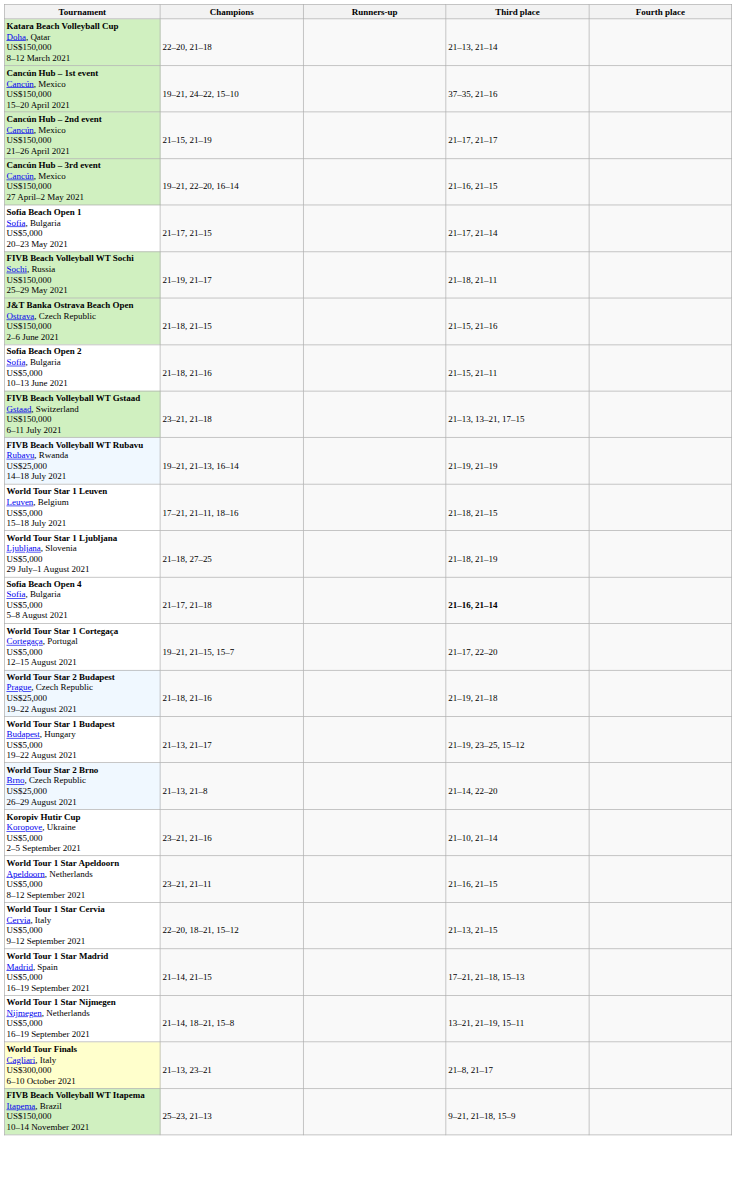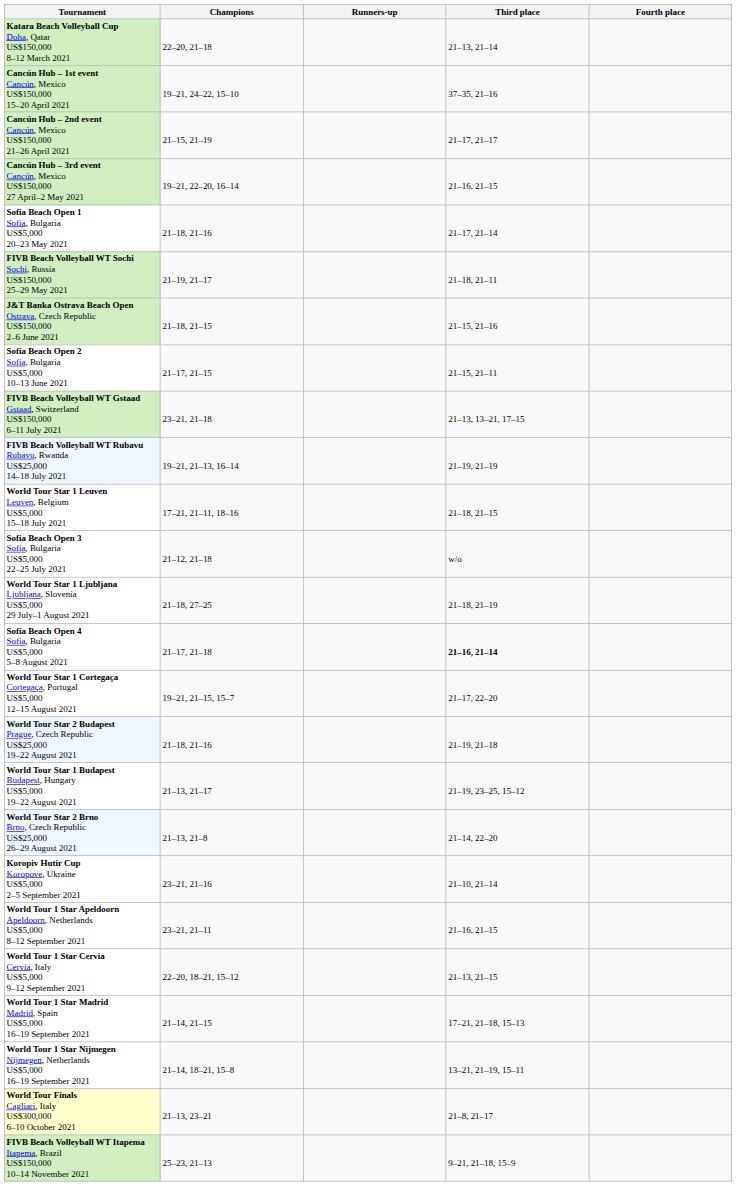(187, 233) 21–17, 21–15 -> (187, 233) 21–18, 21–16
(187, 372) 21–18, 21–16 -> (187, 372) 21–17, 21–15
+ row: (44, 553)
